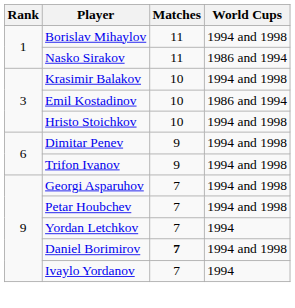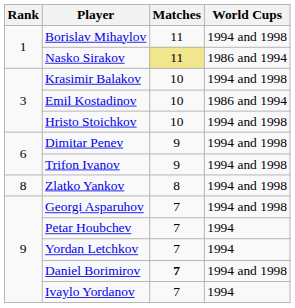(177, 57) no background -> (177, 57) khaki background
+ row: (85, 185)
(247, 206) 1994 and 1998 -> (221, 228) 1994
